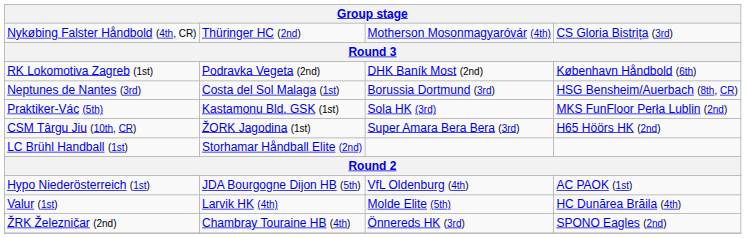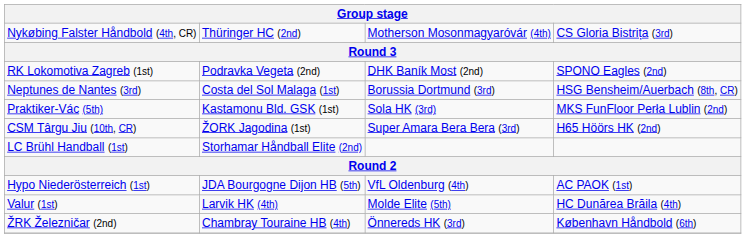(626, 71) København Håndbold (6th) -> (611, 71) SPONO Eagles (2nd)
(611, 223) SPONO Eagles (2nd) -> (626, 223) København Håndbold (6th)
